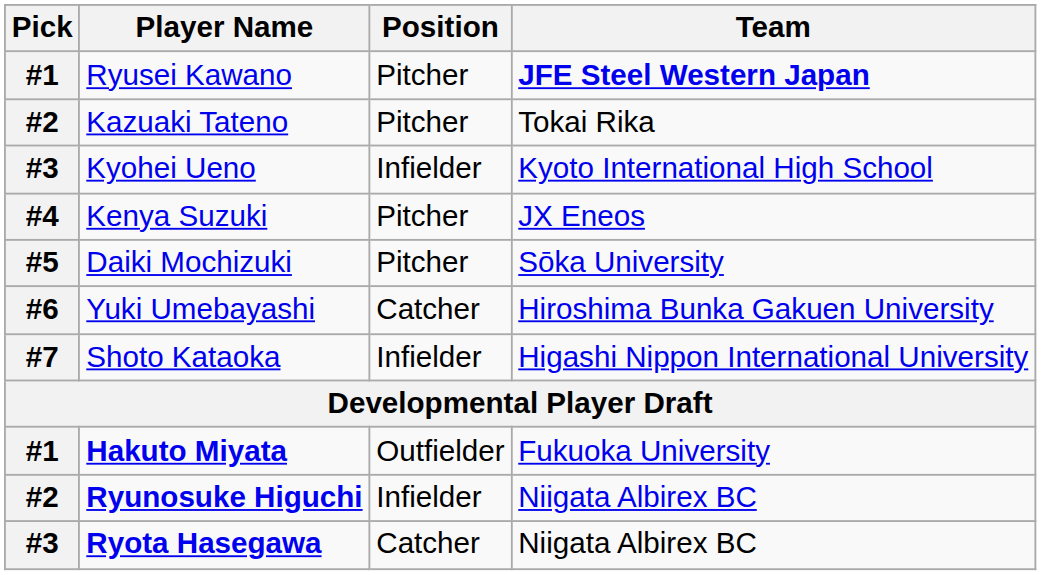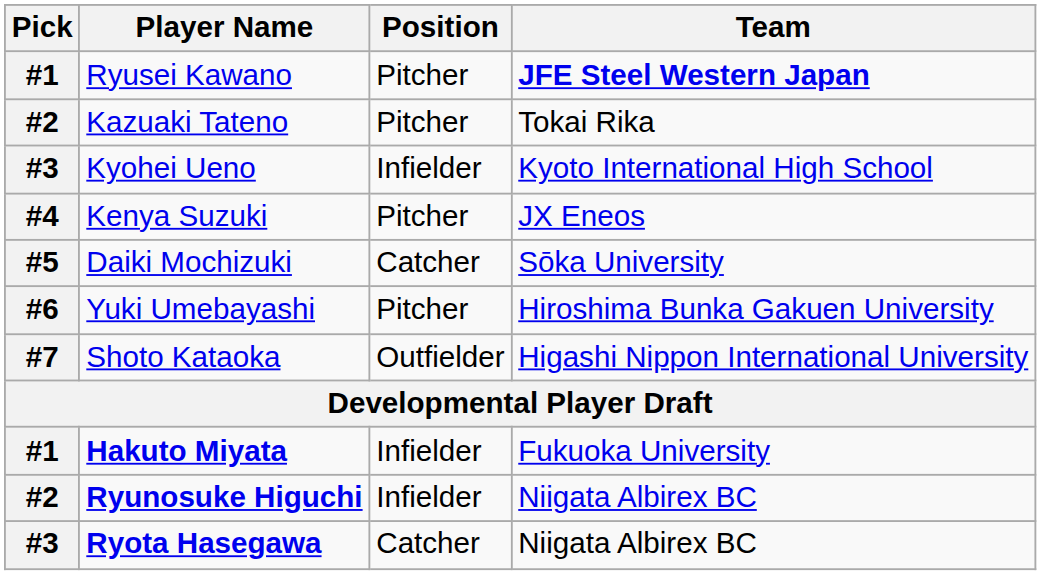(422, 262) Pitcher -> (428, 262) Catcher
(428, 309) Catcher -> (422, 309) Pitcher
(429, 356) Infielder -> (440, 356) Outfielder
(440, 450) Outfielder -> (429, 450) Infielder
